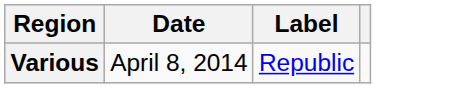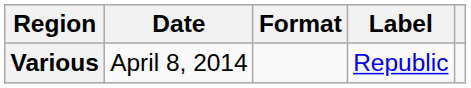+ column: (300, 23)
